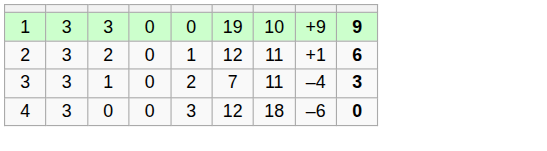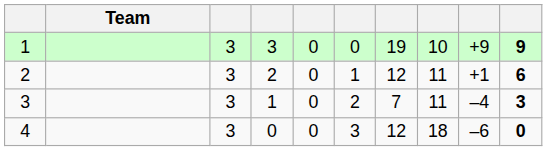+ column: (128, 18)
